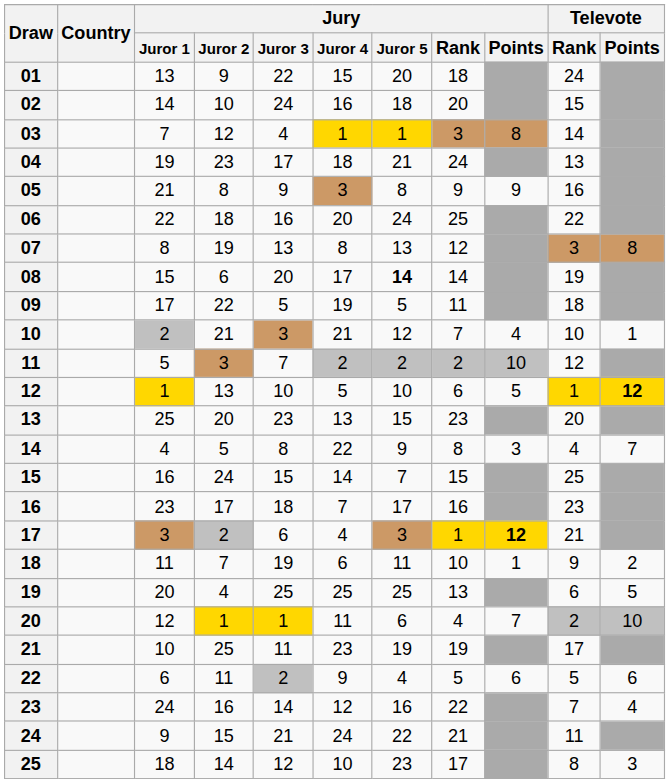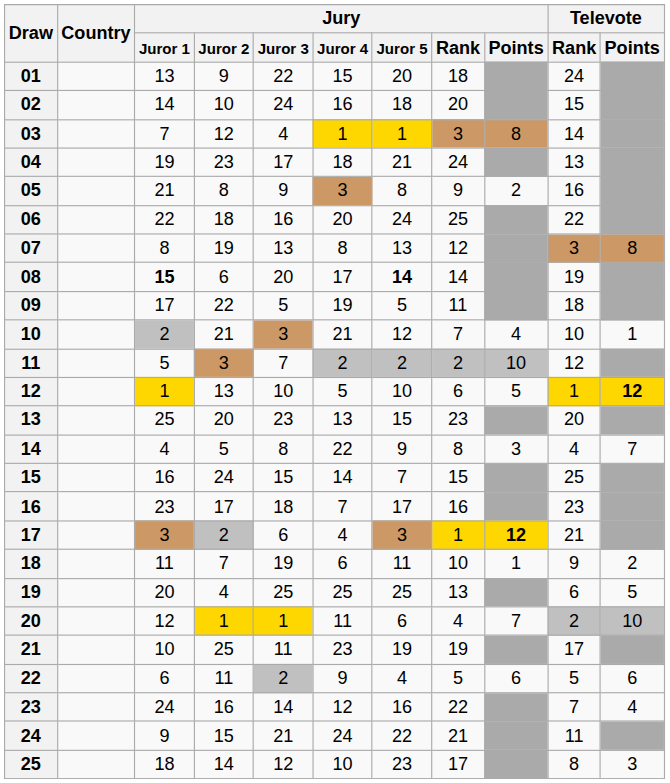(516, 190) 9 -> (516, 190) 2
(164, 276) normal -> (164, 276) bold
